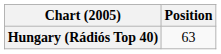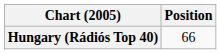(188, 37) 63 -> (188, 37) 66
